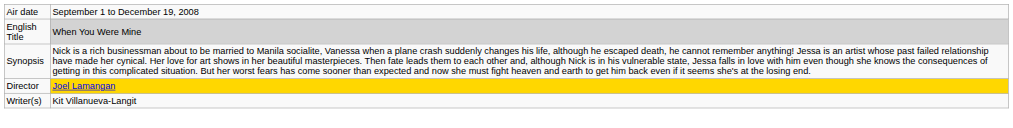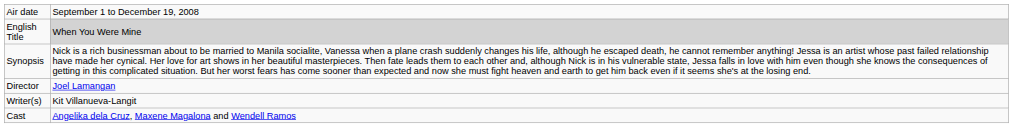(84, 86) gold background -> (84, 86) no background
+ row: (16, 116)
